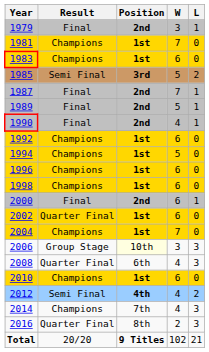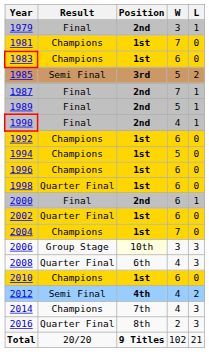(77, 185) Champions -> (77, 185) Quarter Final
